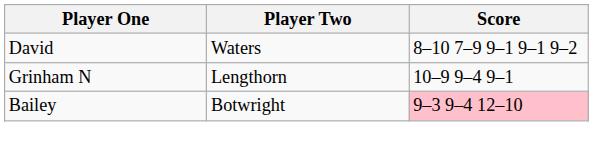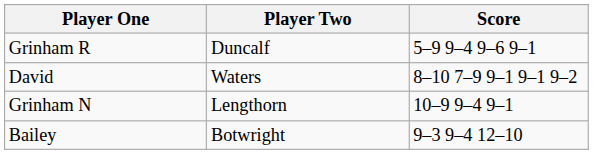+ row: (50, 47)
(468, 105) pink background -> (468, 134) no background
